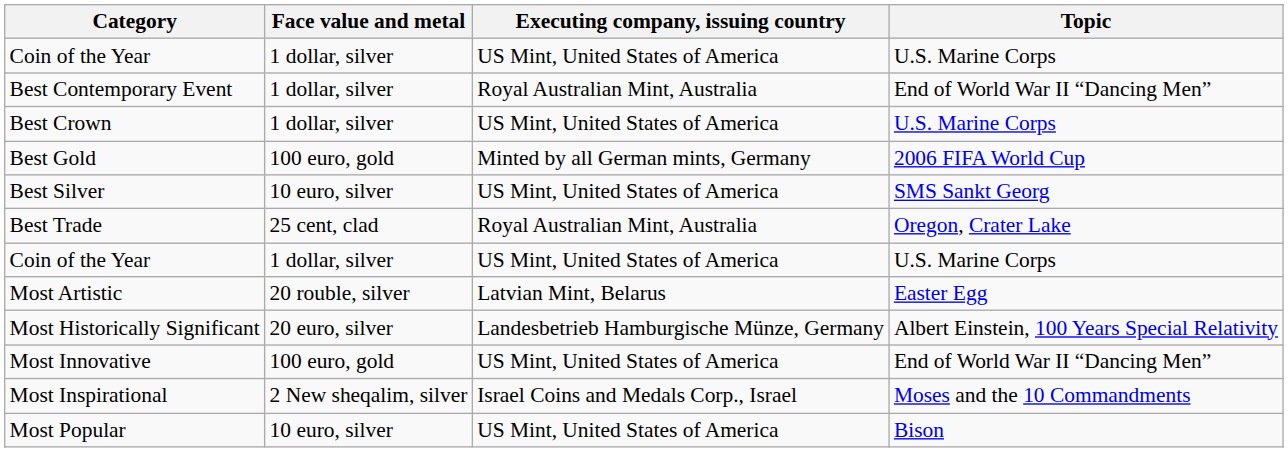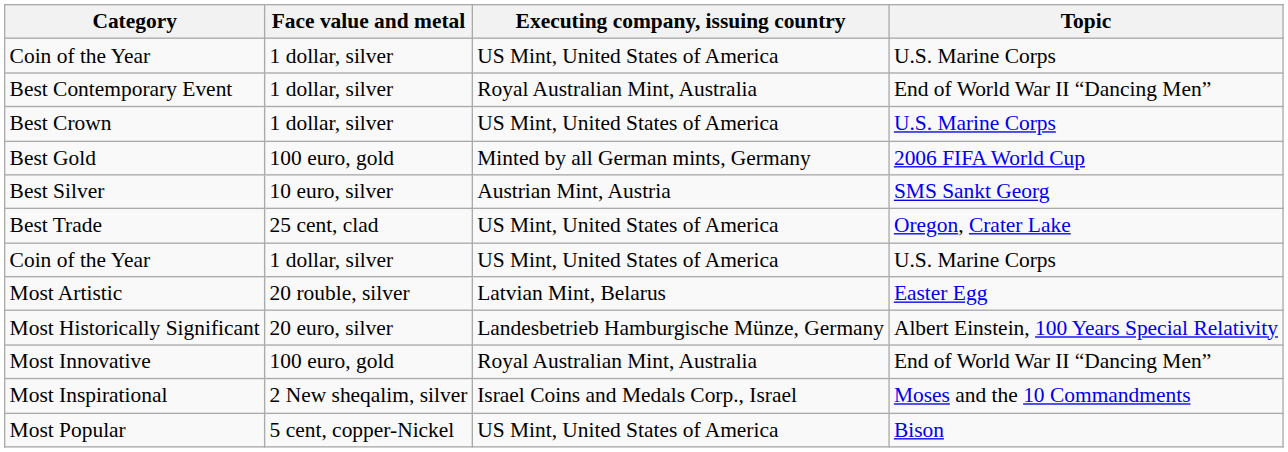(628, 191) US Mint, United States of America -> (574, 191) Austrian Mint, Austria
(617, 225) Royal Australian Mint, Australia -> (628, 225) US Mint, United States of America
(628, 361) US Mint, United States of America -> (617, 361) Royal Australian Mint, Australia
(331, 429) 10 euro, silver -> (362, 429) 5 cent, copper-Nickel
